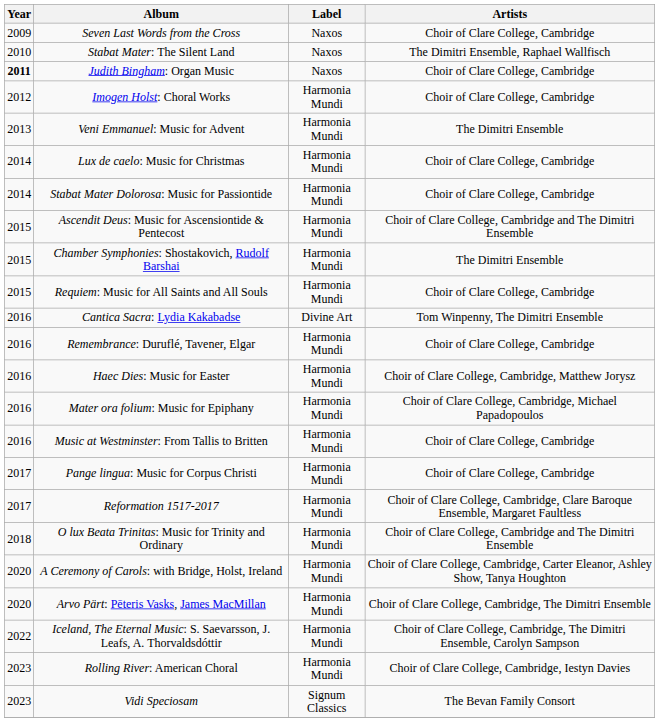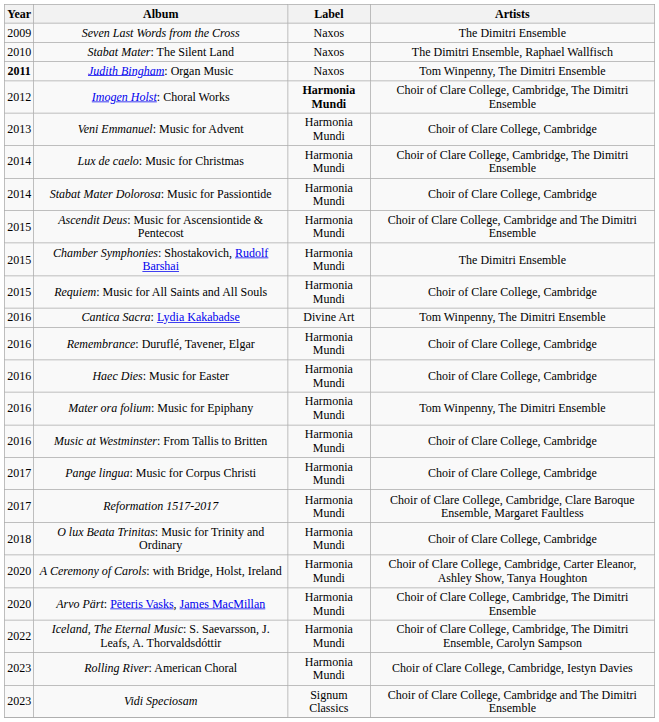(510, 33) Choir of Clare College, Cambridge -> (512, 33) The Dimitri Ensemble
(510, 71) Choir of Clare College, Cambridge -> (512, 71) Tom Winpenny, The Dimitri Ensemble
(327, 96) normal -> (329, 96) bold
(510, 96) Choir of Clare College, Cambridge -> (512, 96) Choir of Clare College, Cambridge, The Dimitri Ensemble
(510, 129) The Dimitri Ensemble -> (512, 129) Choir of Clare College, Cambridge
(510, 161) Choir of Clare College, Cambridge -> (512, 161) Choir of Clare College, Cambridge, The Dimitri Ensemble
(510, 376) Choir of Clare College, Cambridge, Matthew Jorysz -> (512, 376) Choir of Clare College, Cambridge
(510, 408) Choir of Clare College, Cambridge, Michael Papadopoulos -> (512, 408) Tom Winpenny, The Dimitri Ensemble
(510, 538) Choir of Clare College, Cambridge and The Dimitri Ensemble -> (512, 538) Choir of Clare College, Cambridge
(510, 701) The Bevan Family Consort -> (512, 701) Choir of Clare College, Cambridge and The Dimitri Ensemble
